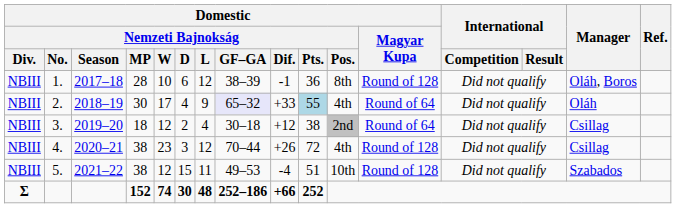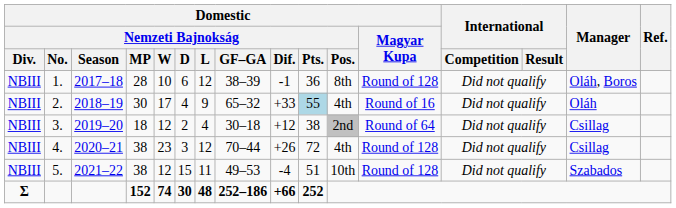(243, 103) lavender background -> (243, 103) no background
(400, 103) Round of 64 -> (400, 103) Round of 16
